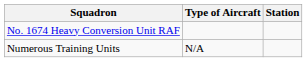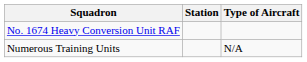columns swapped: (223, 13) <-> (283, 13)
